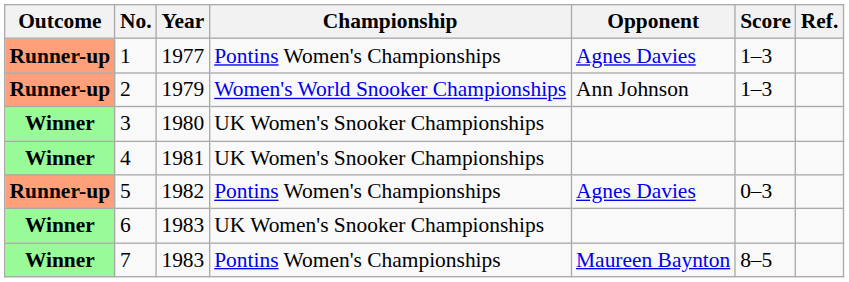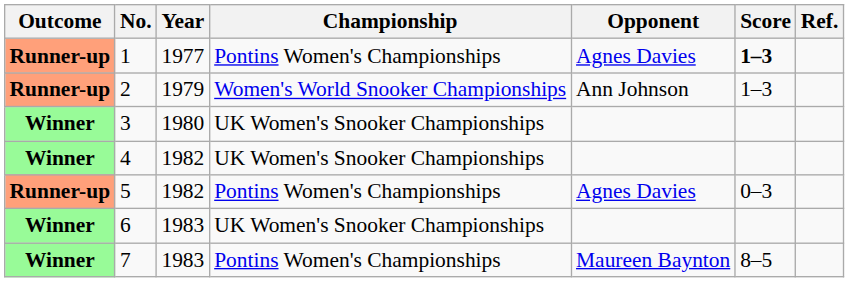(756, 55) normal -> (756, 55) bold
(183, 157) 1981 -> (183, 157) 1982
